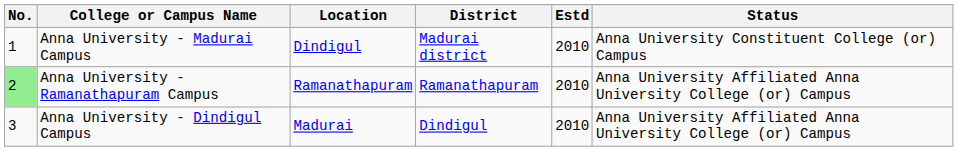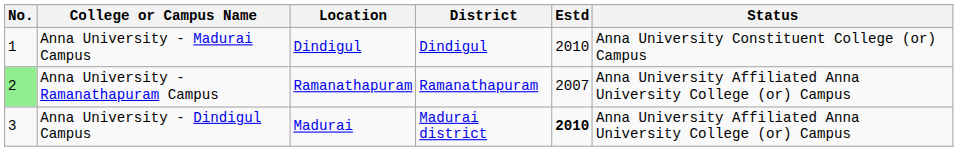(453, 47) Madurai district -> (453, 47) Dindigul
(572, 87) 2010 -> (572, 87) 2007
(453, 126) Dindigul -> (453, 126) Madurai district
(572, 126) normal -> (572, 126) bold
